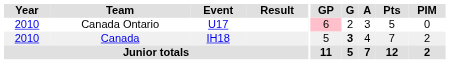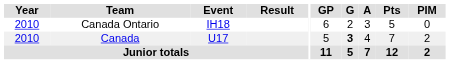(218, 24) U17 -> (218, 24) IH18
(326, 24) pink background -> (326, 24) no background
(218, 38) IH18 -> (218, 38) U17
